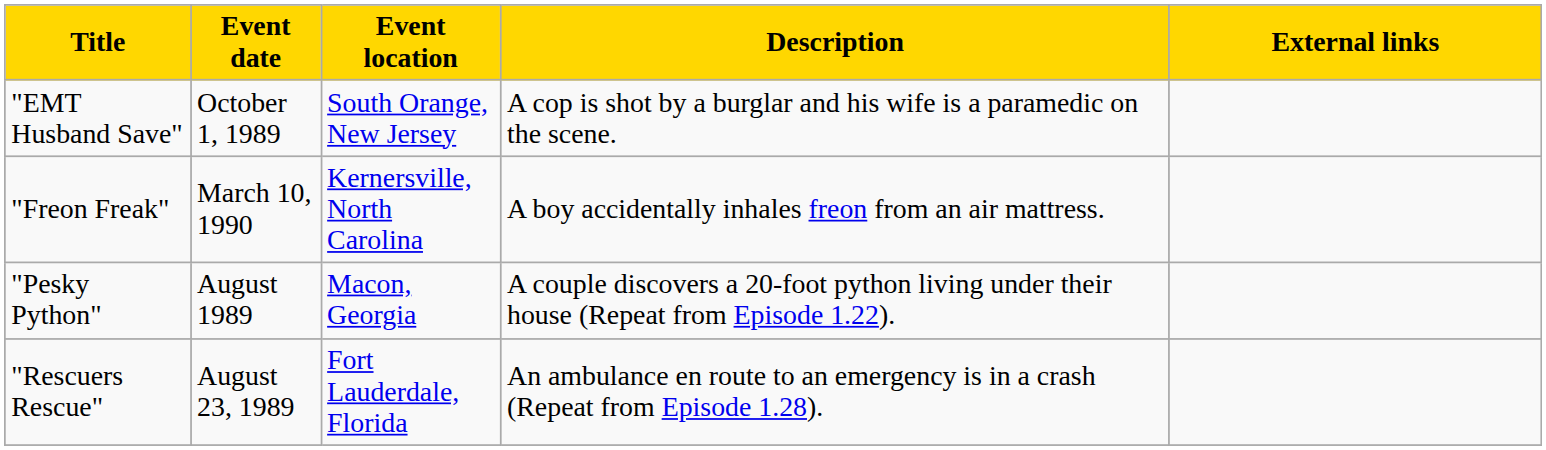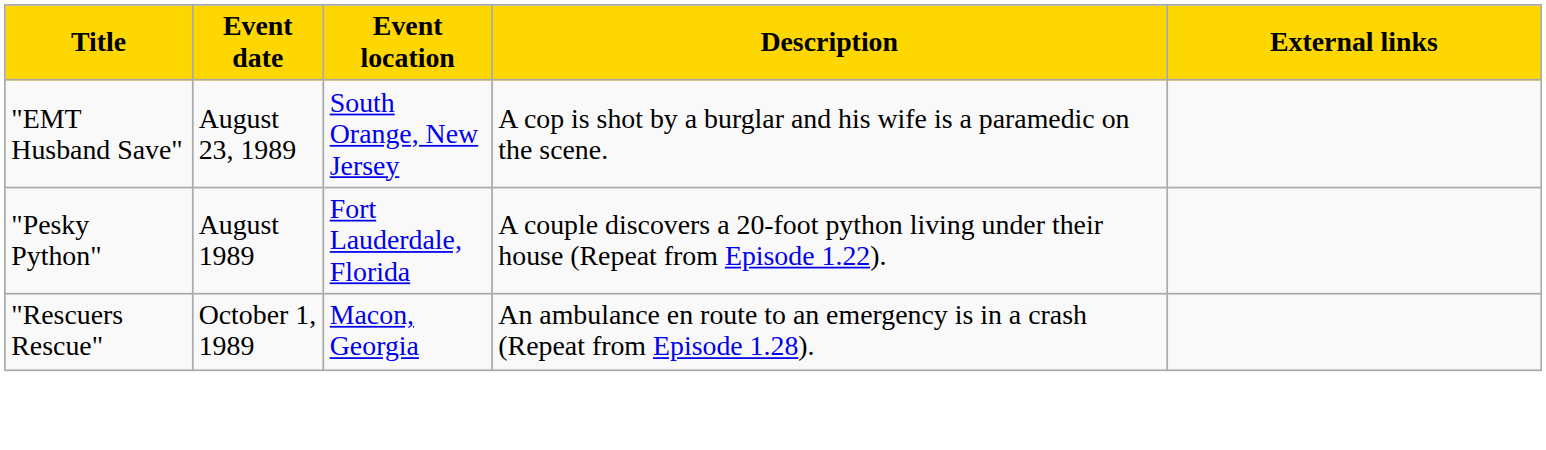(242, 117) October 1, 1989 -> (247, 133) August 23, 1989
- row: (90, 208)
(372, 299) Macon, Georgia -> (396, 240) Fort Lauderdale, Florida
(246, 391) August 23, 1989 -> (257, 331) October 1, 1989
(393, 391) Fort Lauderdale, Florida -> (374, 331) Macon, Georgia
